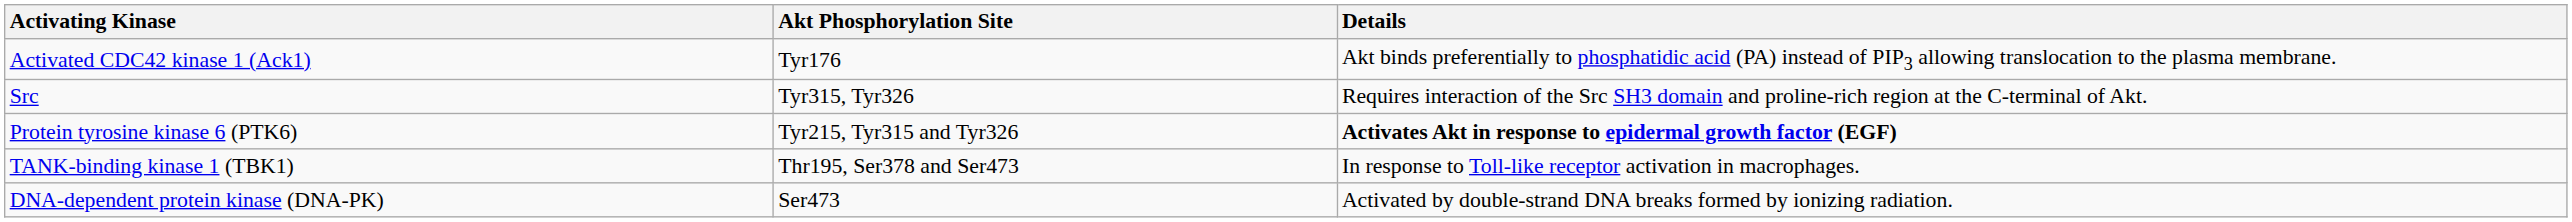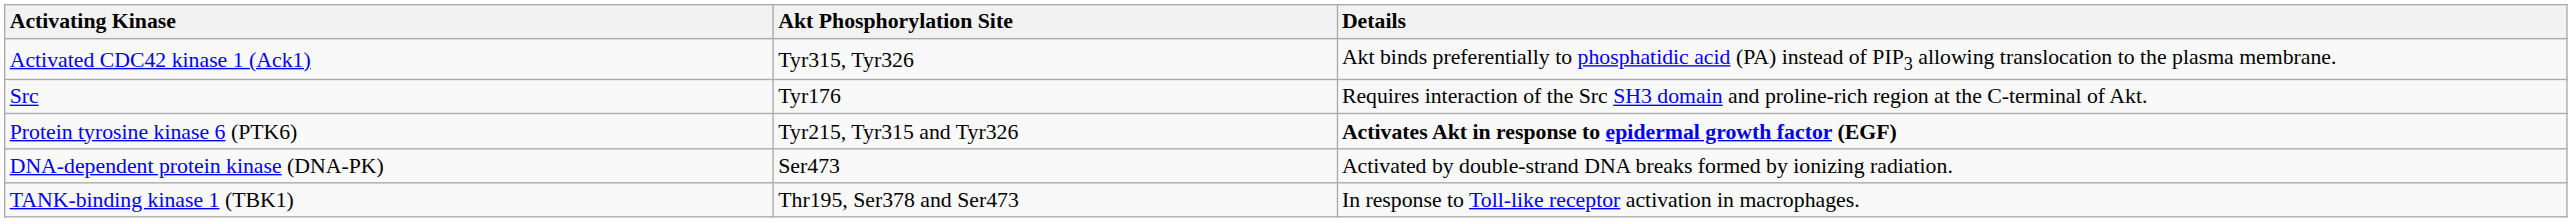(810, 59) Tyr176 -> (846, 59) Tyr315, Tyr326
(846, 96) Tyr315, Tyr326 -> (810, 96) Tyr176
rows swapped: (152, 165) <-> (197, 200)
